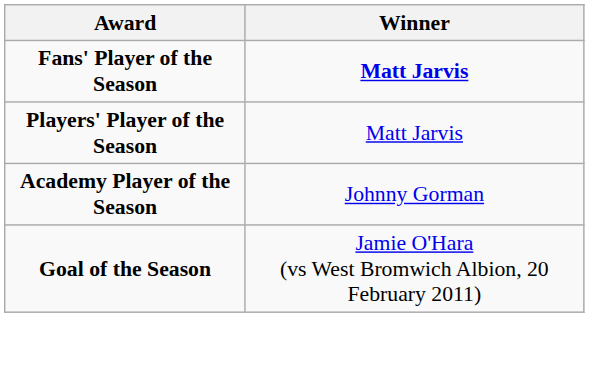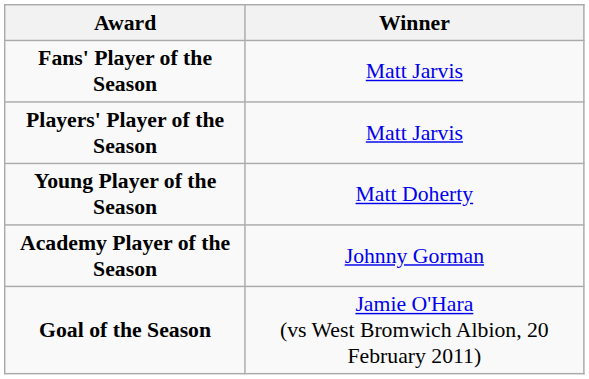(414, 71) bold -> (414, 71) normal
+ row: (125, 194)
